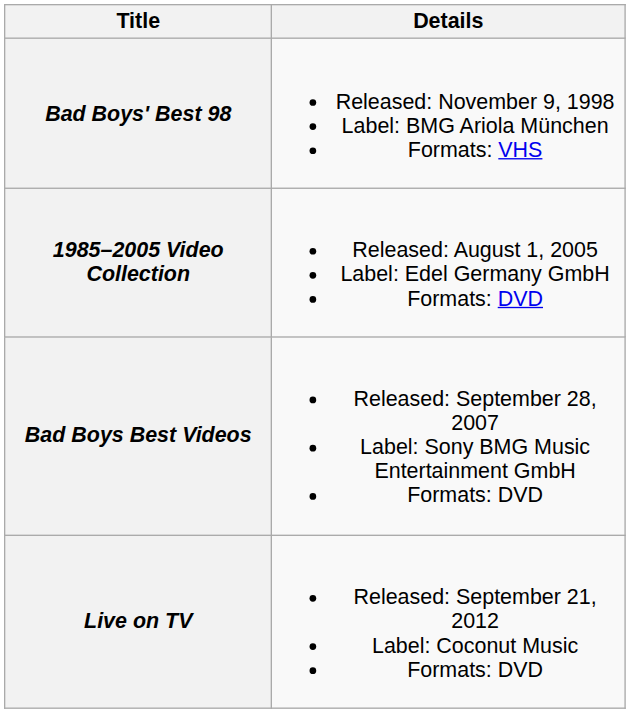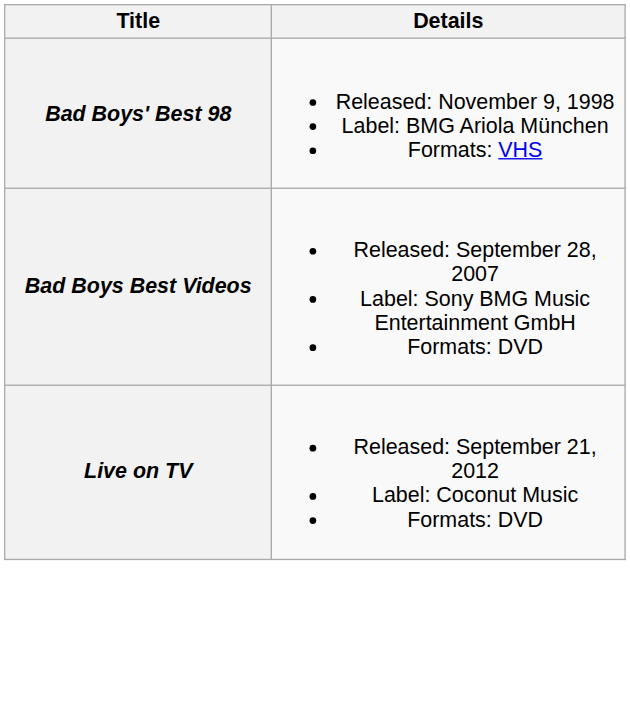- row: (138, 262)
